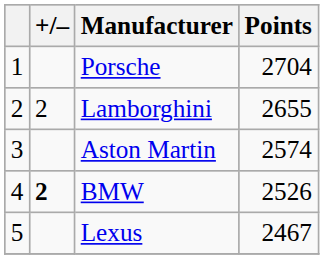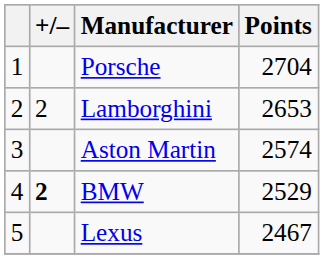(287, 108) 2655 -> (287, 108) 2653
(287, 191) 2526 -> (287, 191) 2529
